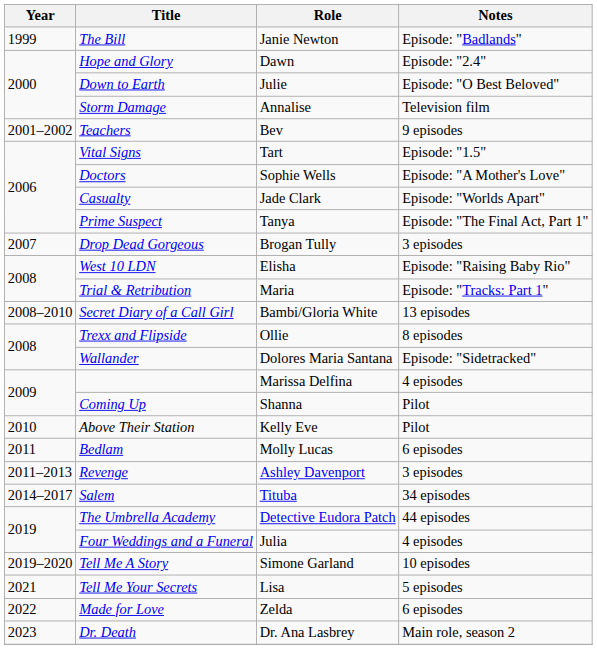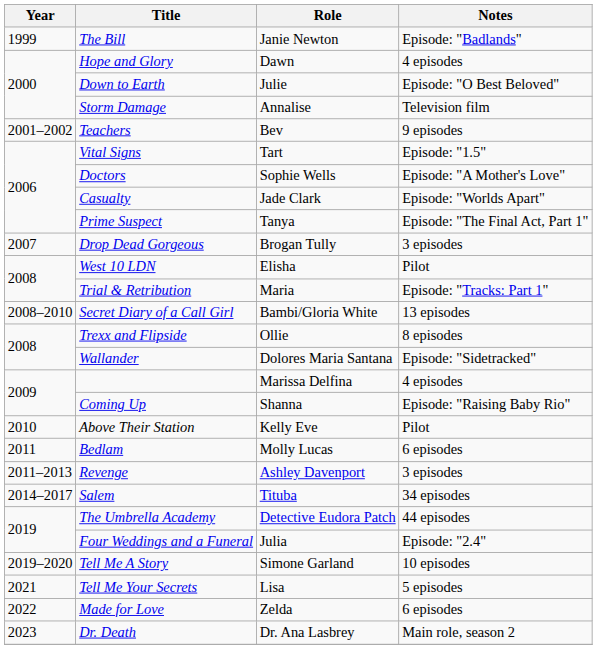(444, 61) Episode: "2.4" -> (432, 61) 4 episodes
(486, 267) Episode: "Raising Baby Rio" -> (416, 267) Pilot
(416, 404) Pilot -> (486, 404) Episode: "Raising Baby Rio"
(432, 541) 4 episodes -> (444, 541) Episode: "2.4"
